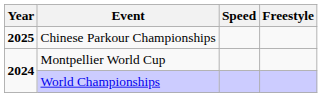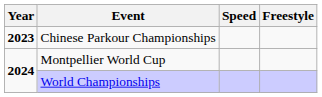(21, 37) 2025 -> (21, 37) 2023
